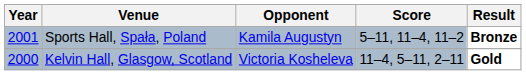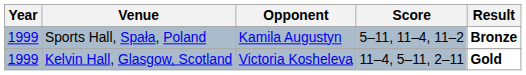(23, 38) 2001 -> (23, 38) 1999
(23, 59) 2000 -> (23, 59) 1999
